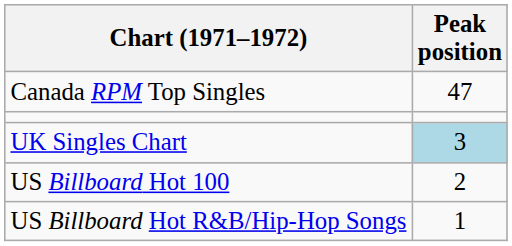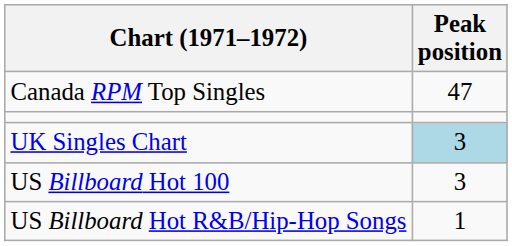(460, 181) 2 -> (460, 181) 3
